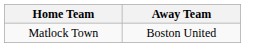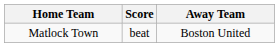+ column: (139, 14)
